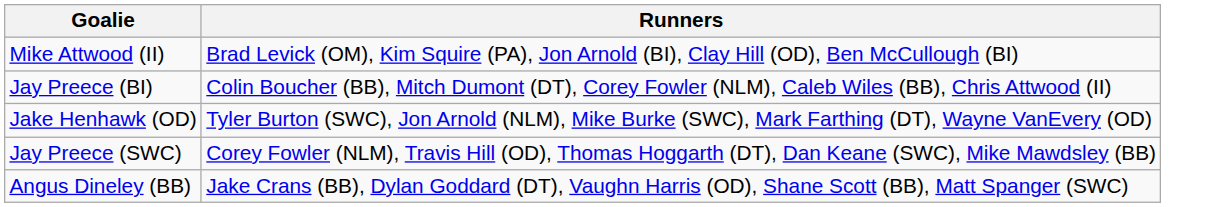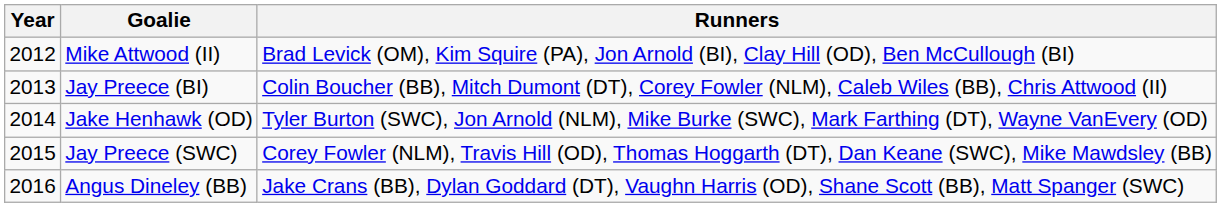+ column: (33, 20)
